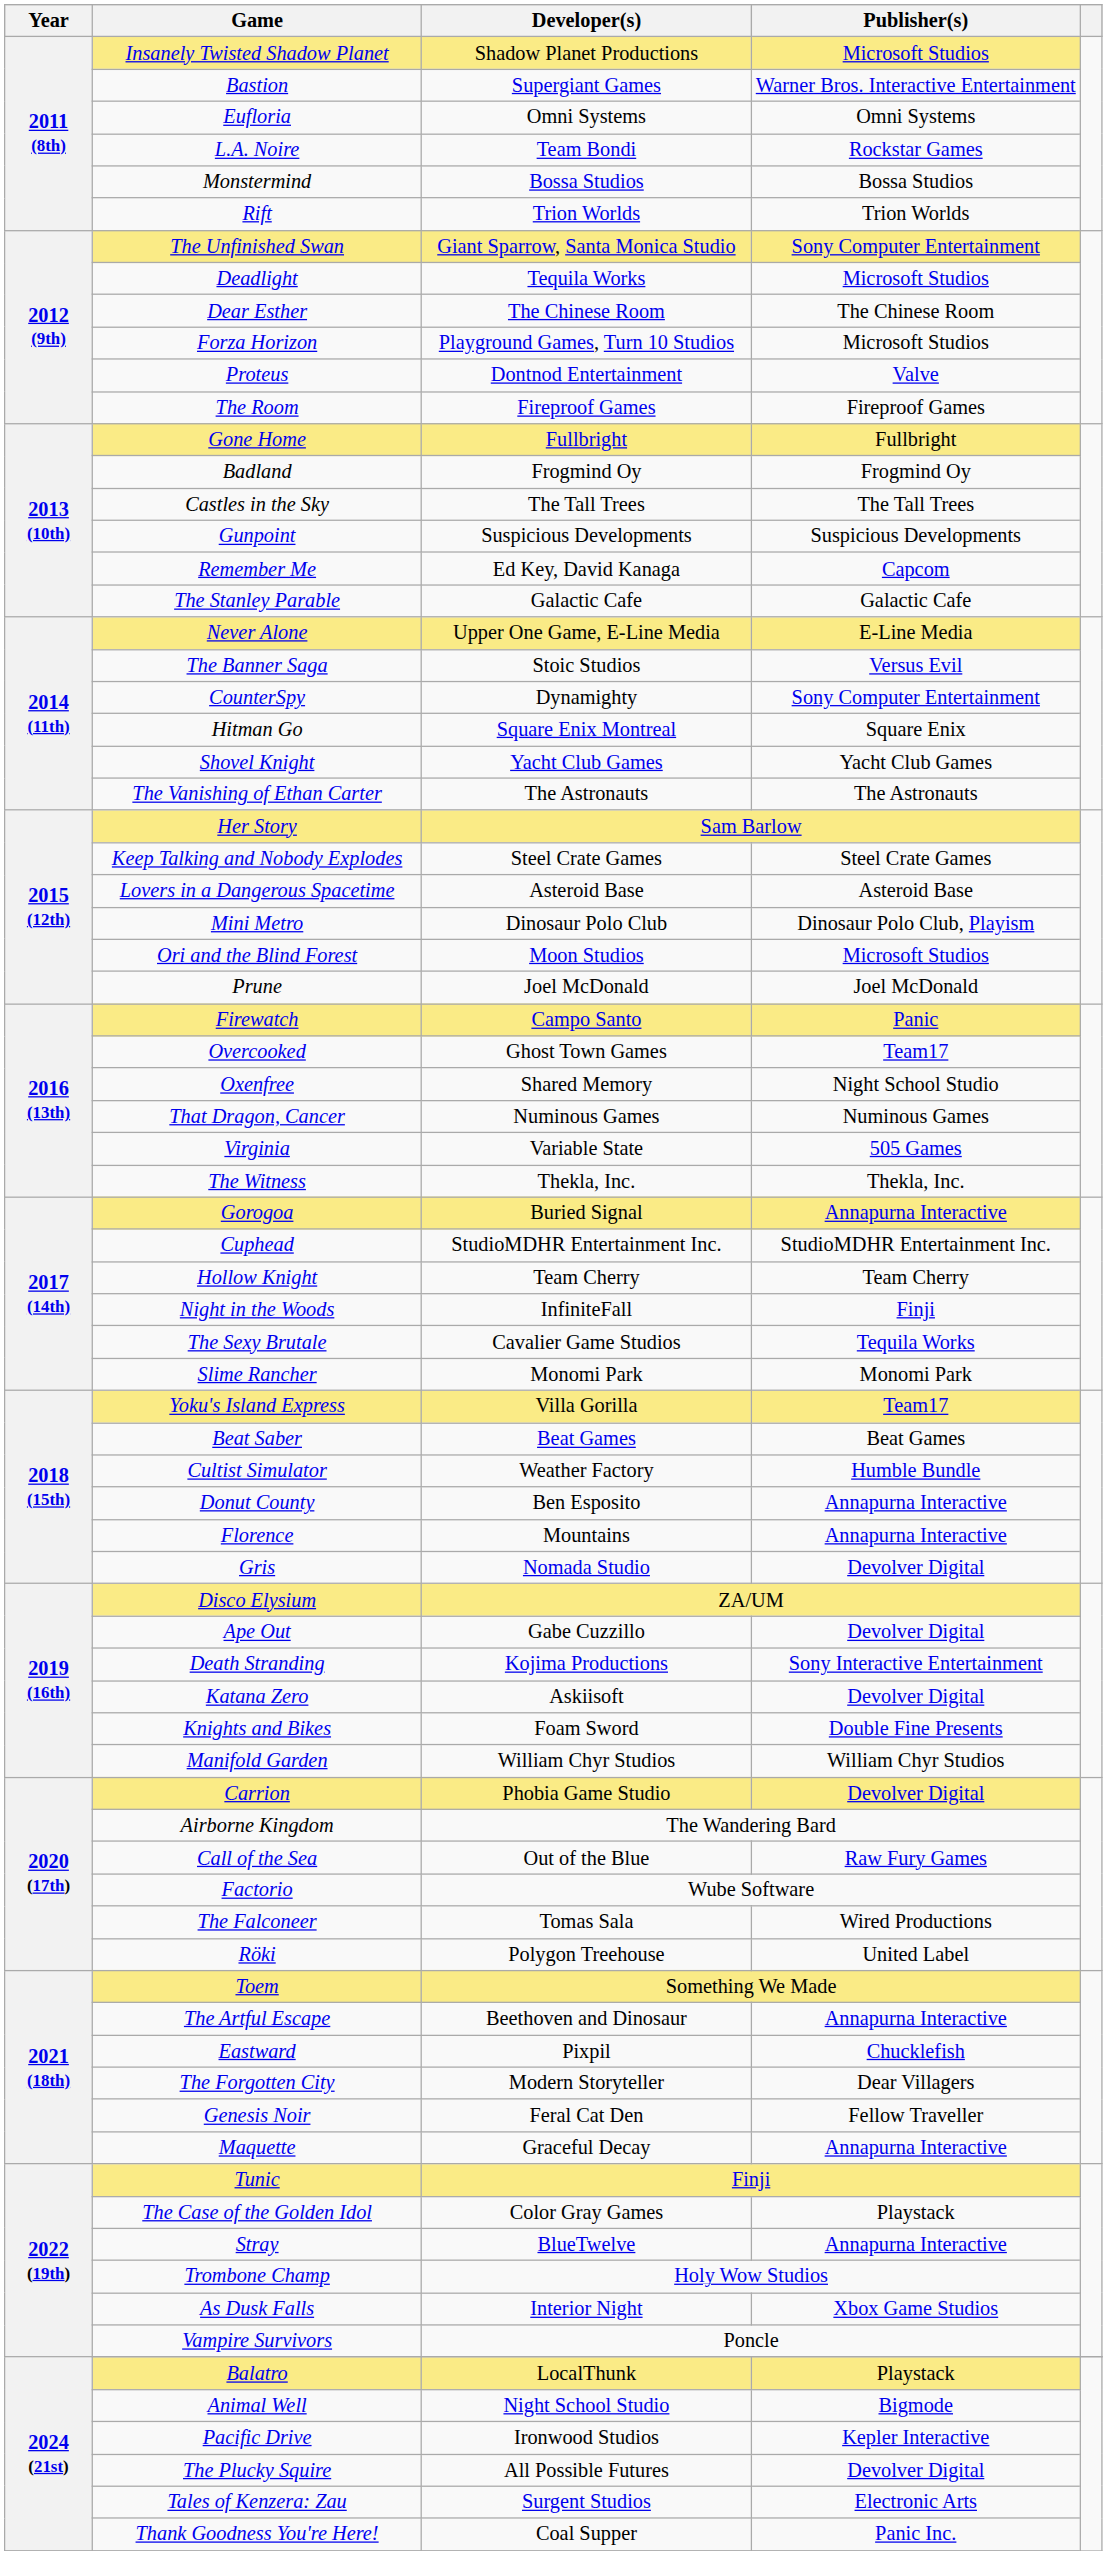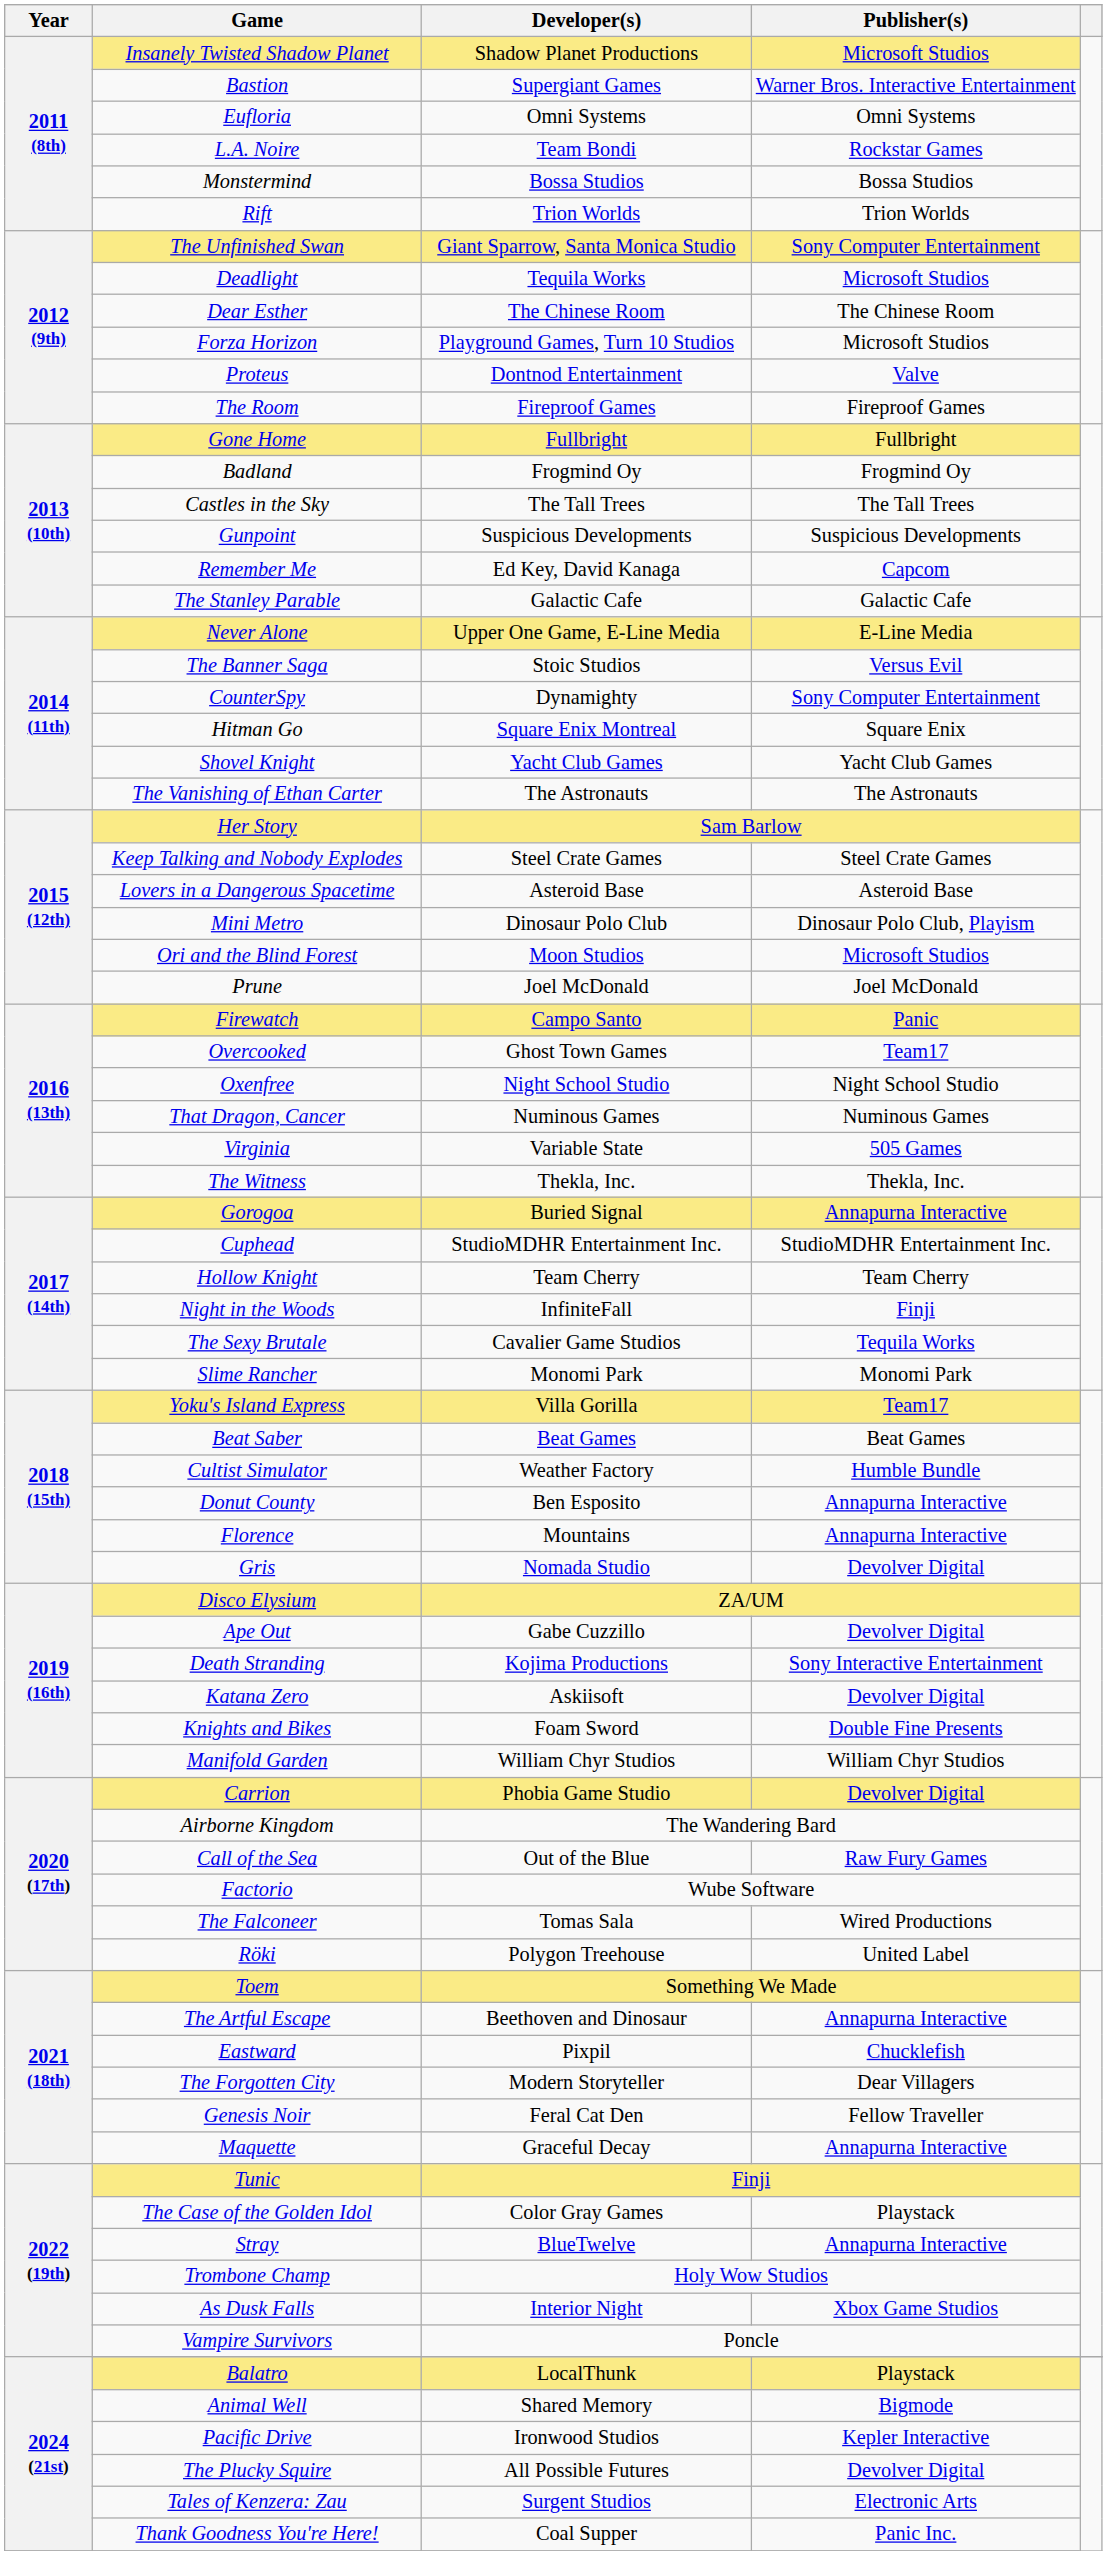(586, 1084) Shared Memory -> (586, 1084) Night School Studio
(586, 2405) Night School Studio -> (586, 2405) Shared Memory
